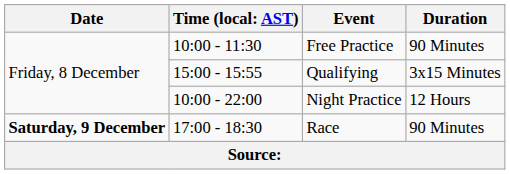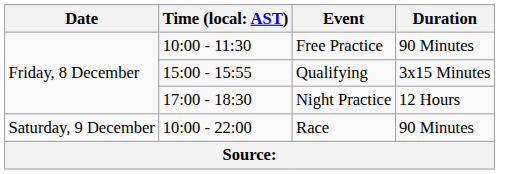(218, 100) 10:00 - 22:00 -> (207, 100) 17:00 - 18:30
(87, 127) bold -> (82, 127) normal
(218, 127) 17:00 - 18:30 -> (207, 127) 10:00 - 22:00
